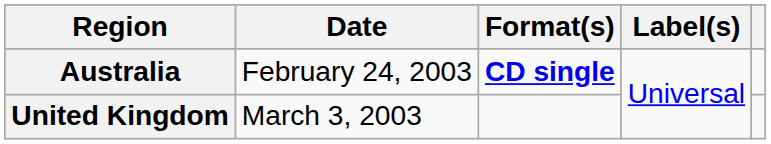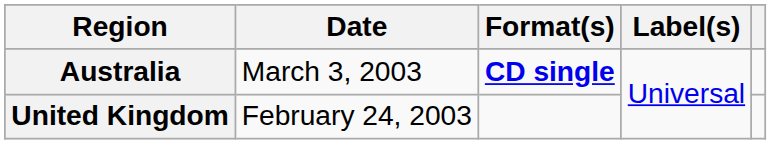(357, 71) February 24, 2003 -> (332, 71) March 3, 2003
(332, 116) March 3, 2003 -> (357, 116) February 24, 2003
